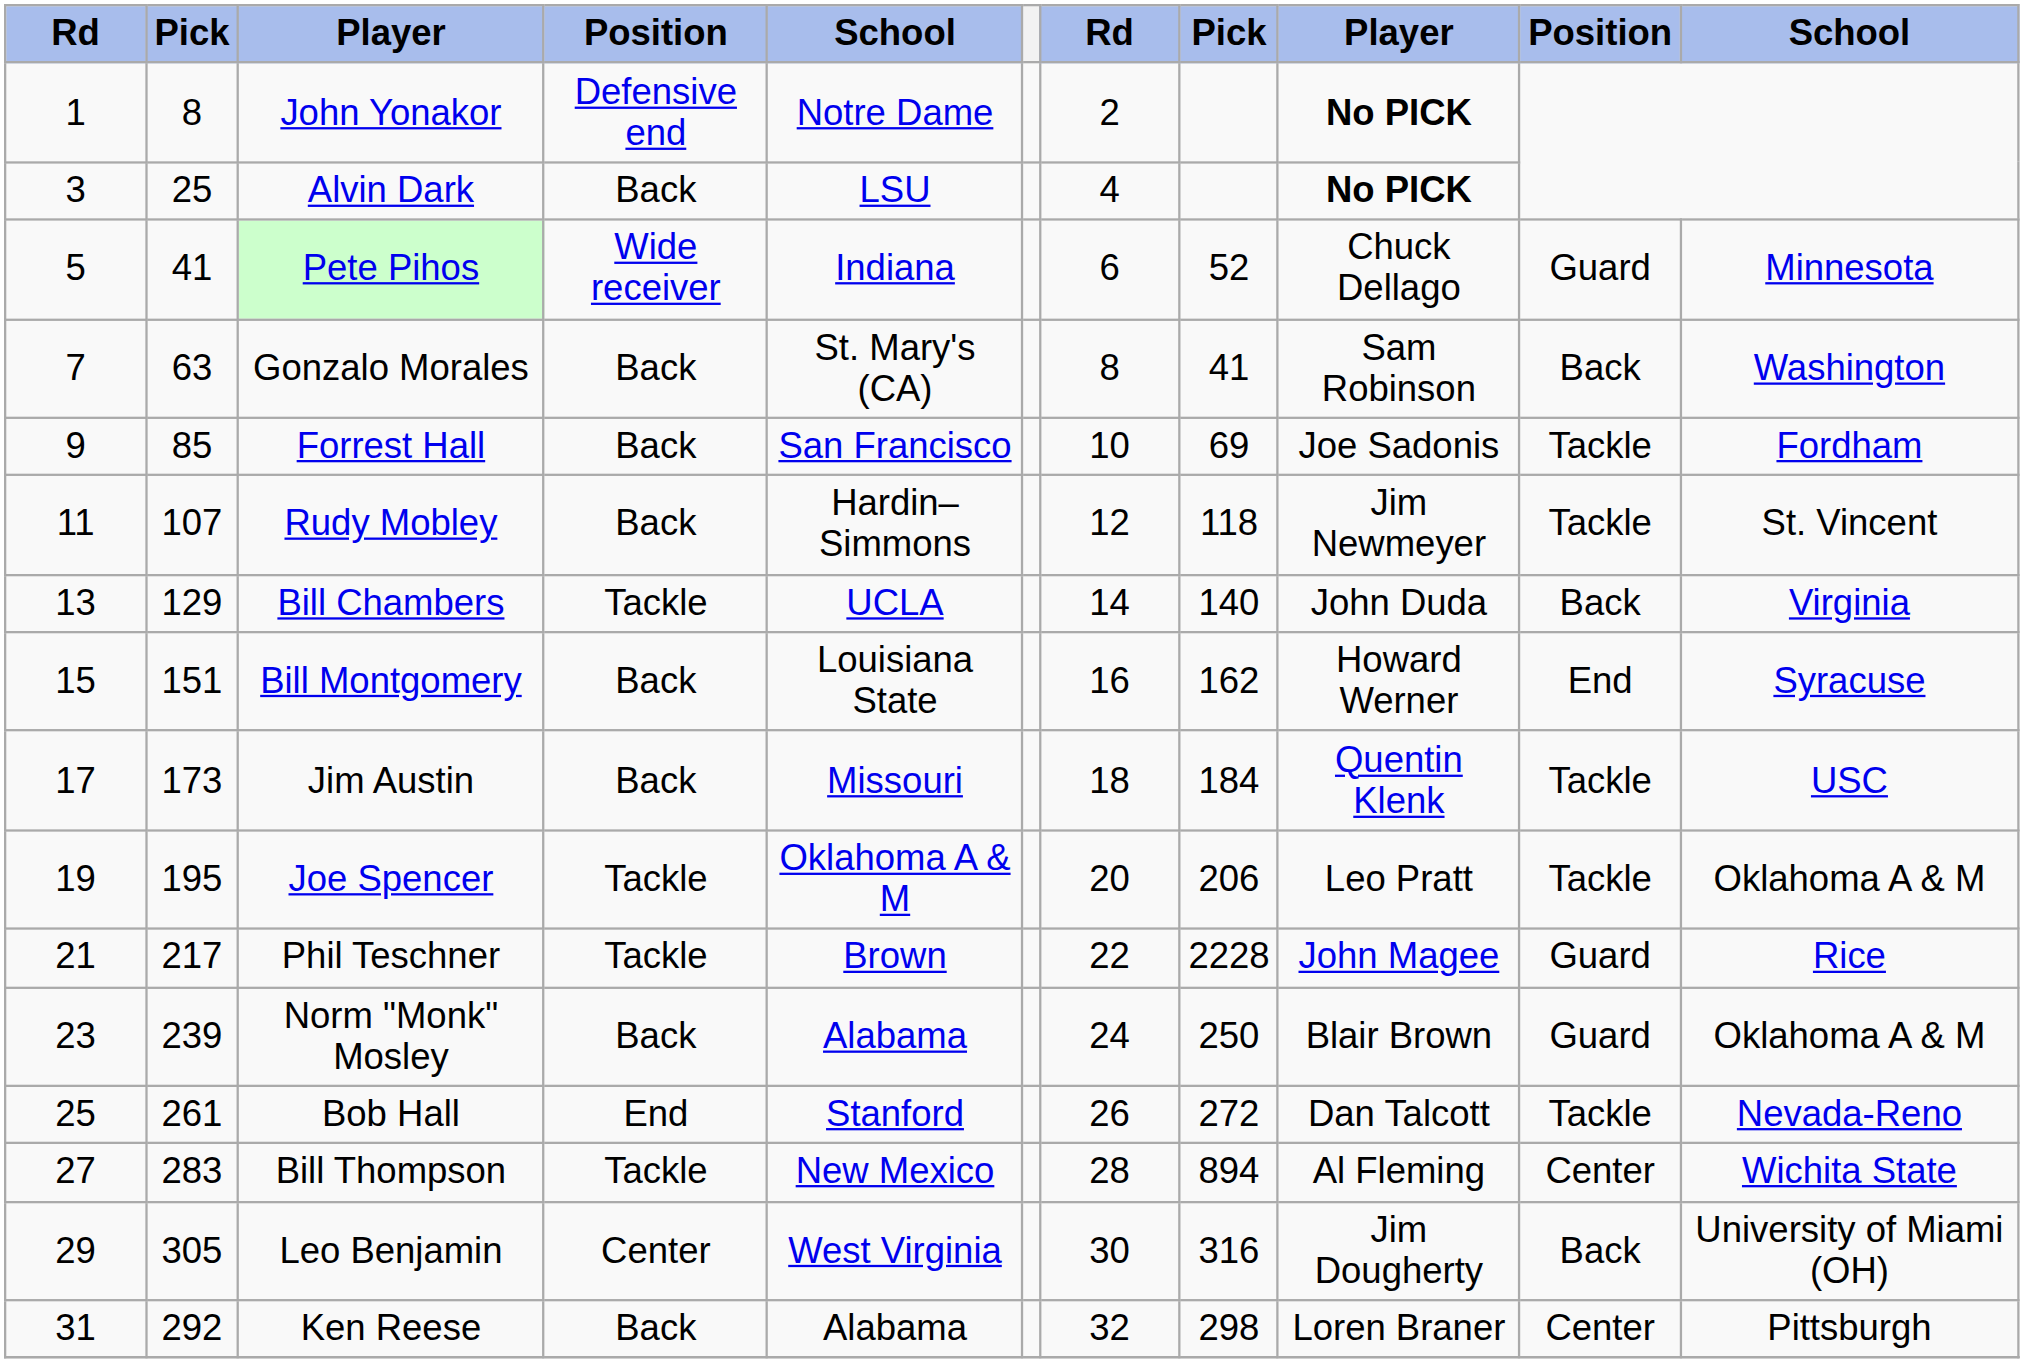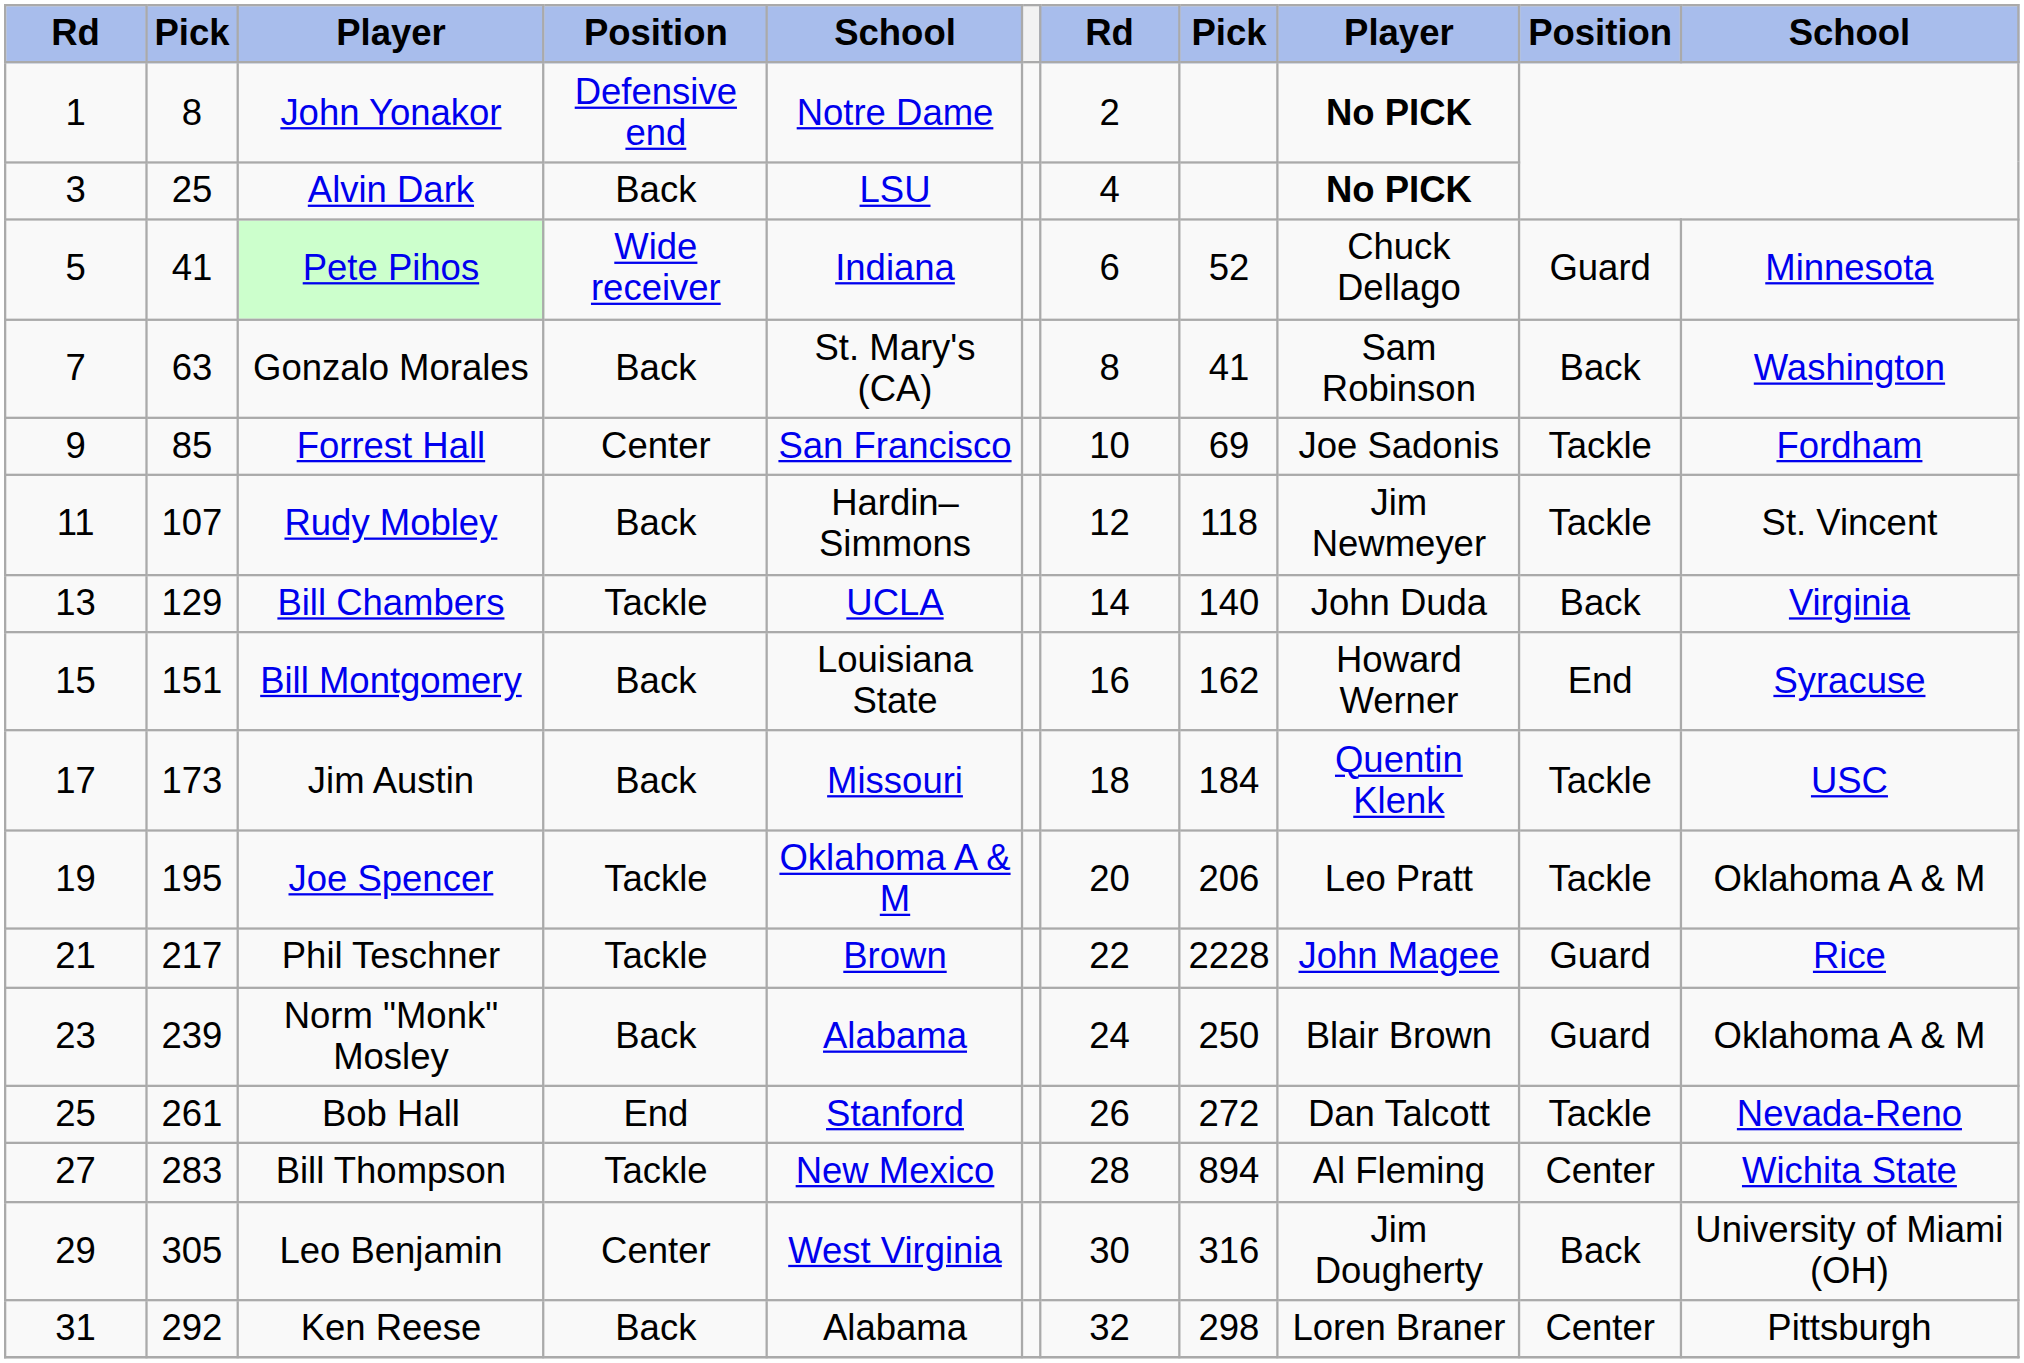(656, 445) Back -> (656, 445) Center
